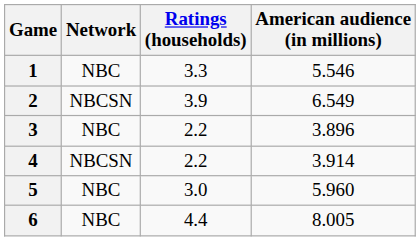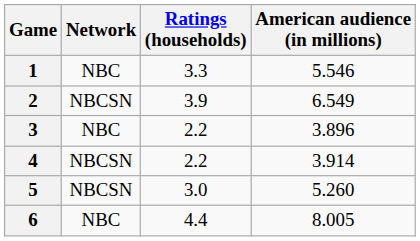(101, 190) NBC -> (101, 190) NBCSN
(333, 190) 5.960 -> (333, 190) 5.260
